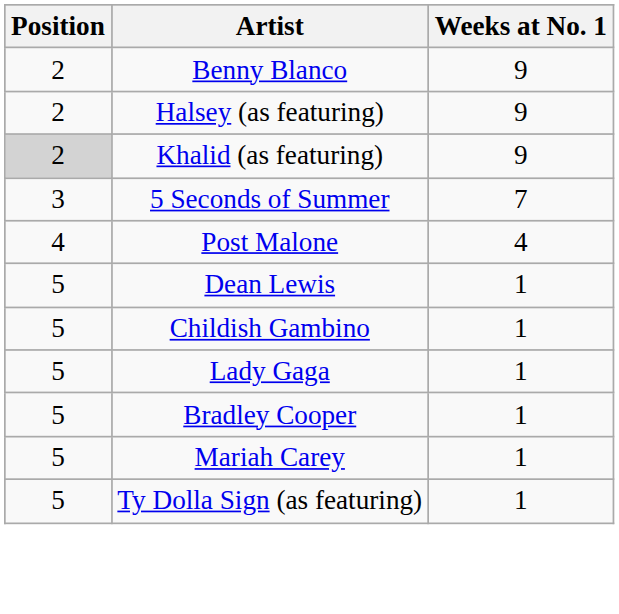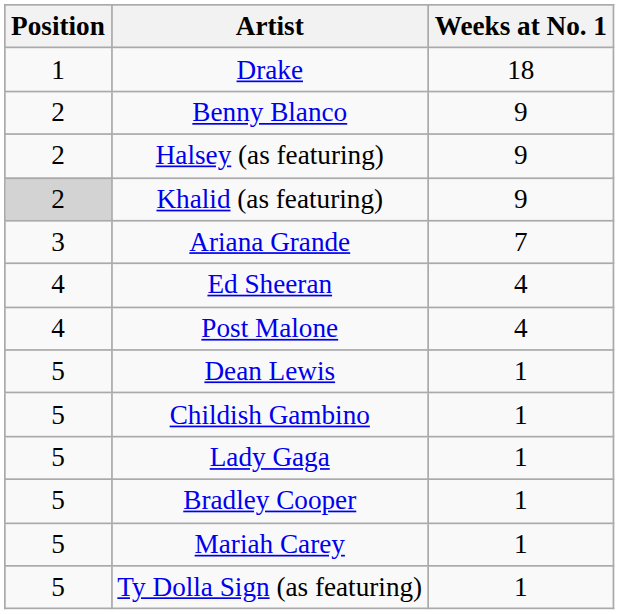+ row: (270, 69)
- row: (270, 198)
+ row: (270, 241)
+ row: (270, 284)
